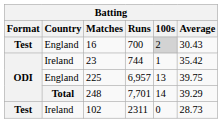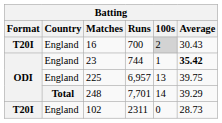(23, 45) Test -> (23, 45) T20I
(59, 61) Ireland -> (61, 61) England
(191, 61) normal -> (191, 61) bold
(23, 110) Test -> (23, 110) T20I
(59, 110) Ireland -> (61, 110) England
